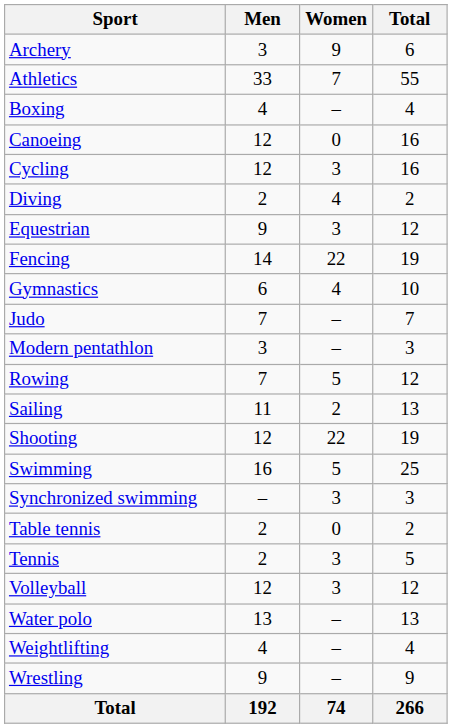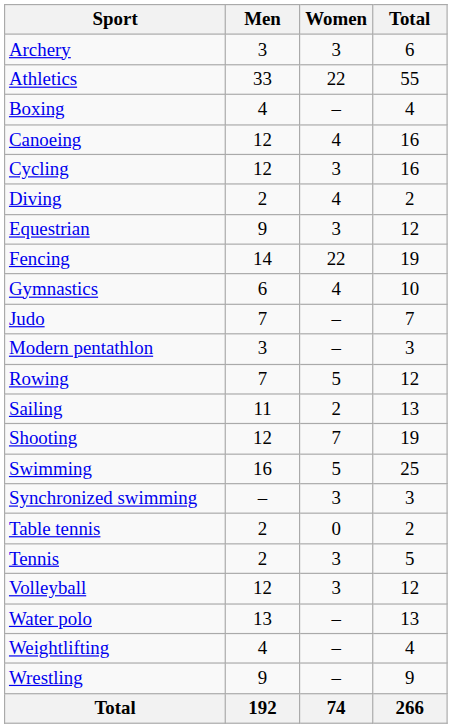(336, 49) 9 -> (336, 49) 3
(336, 79) 7 -> (336, 79) 22
(336, 139) 0 -> (336, 139) 4
(336, 438) 22 -> (336, 438) 7
